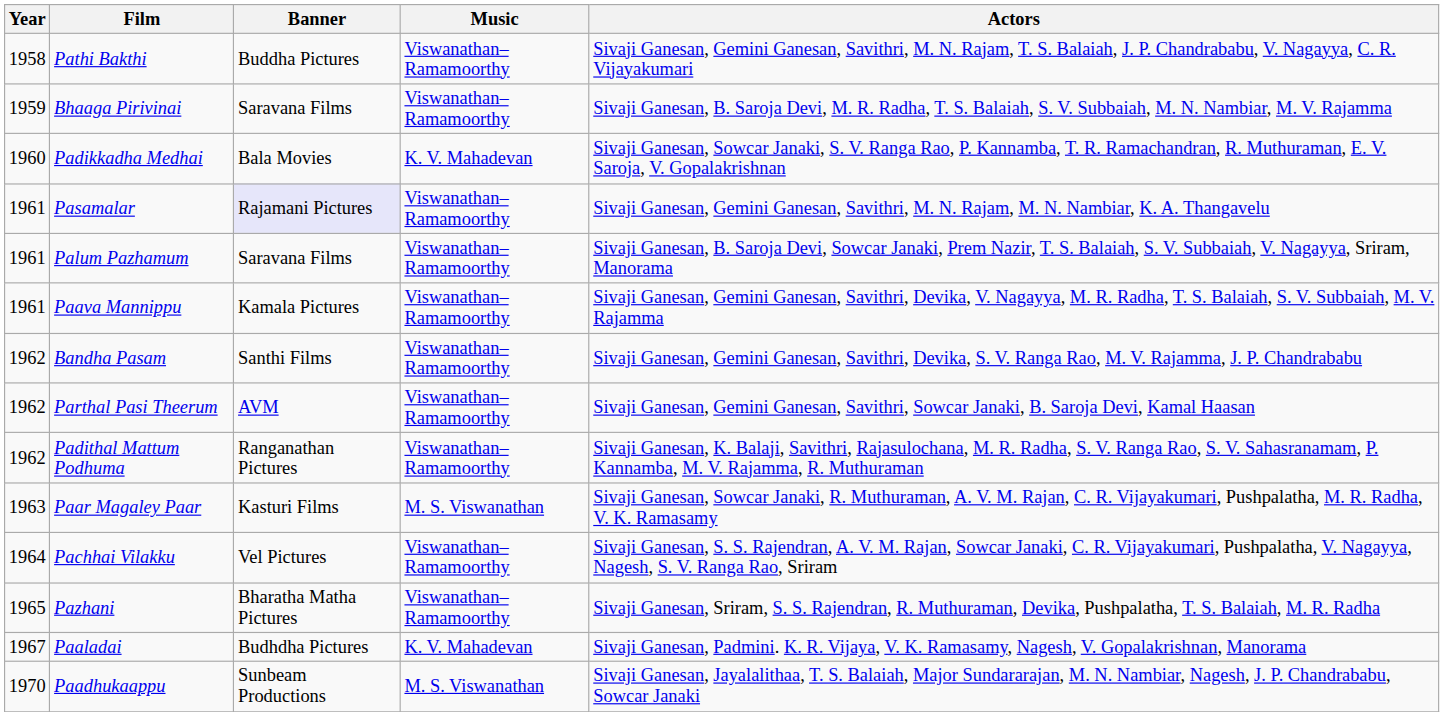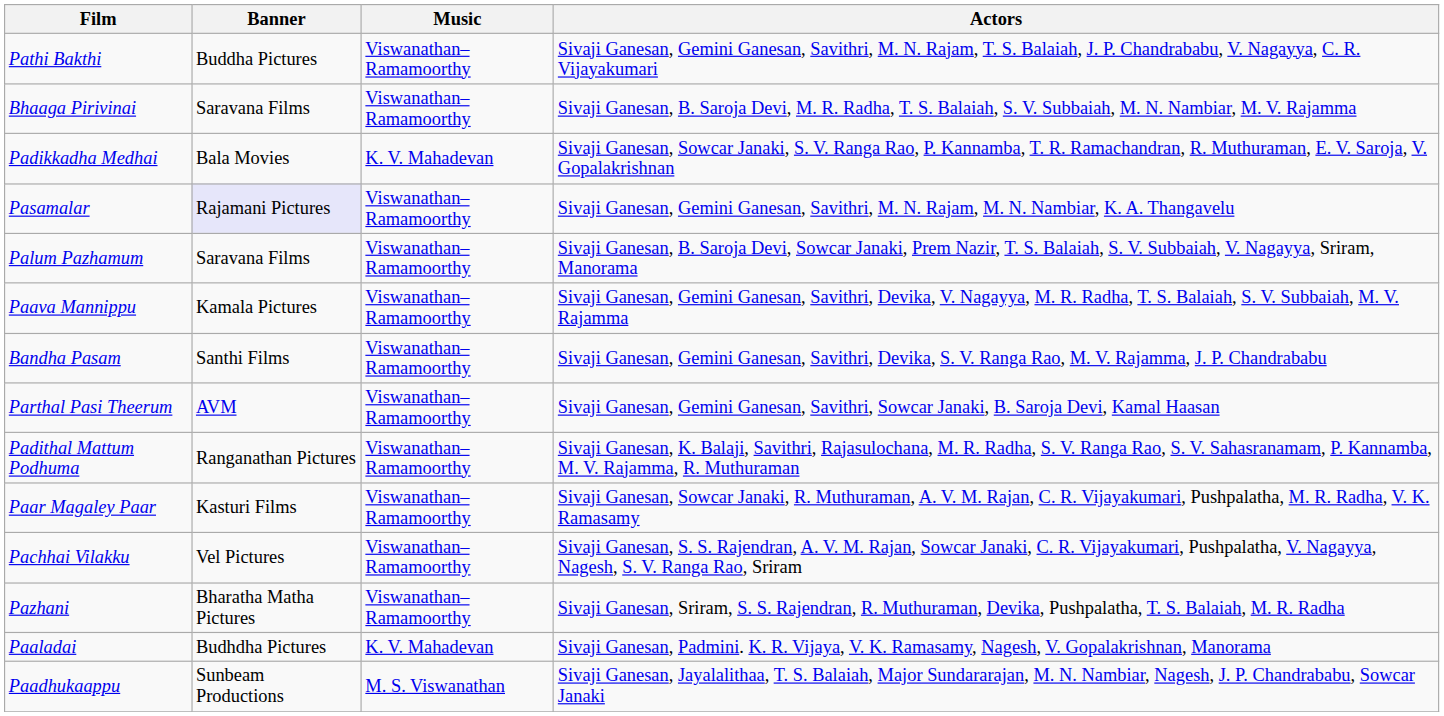- column: (27, 19)
(474, 507) M. S. Viswanathan -> (418, 507) Viswanathan–Ramamoorthy
